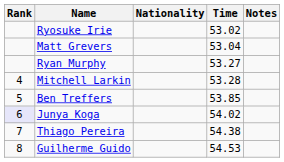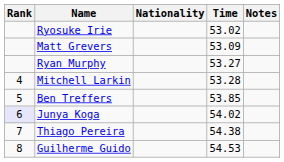(225, 47) 53.04 -> (225, 47) 53.09
